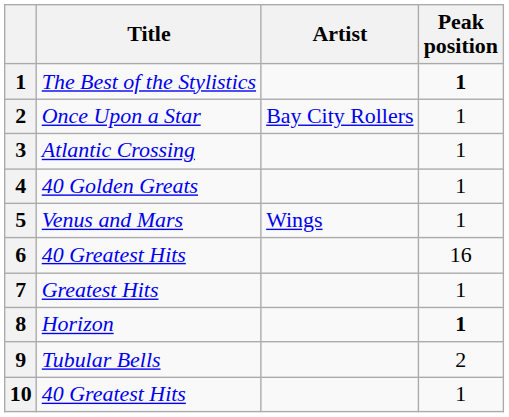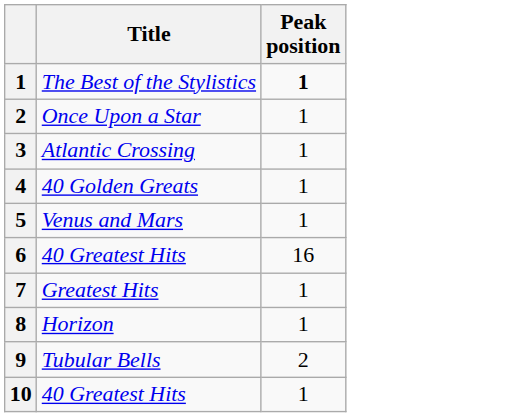- column: (340, 34)
(461, 324) bold -> (303, 324) normal
